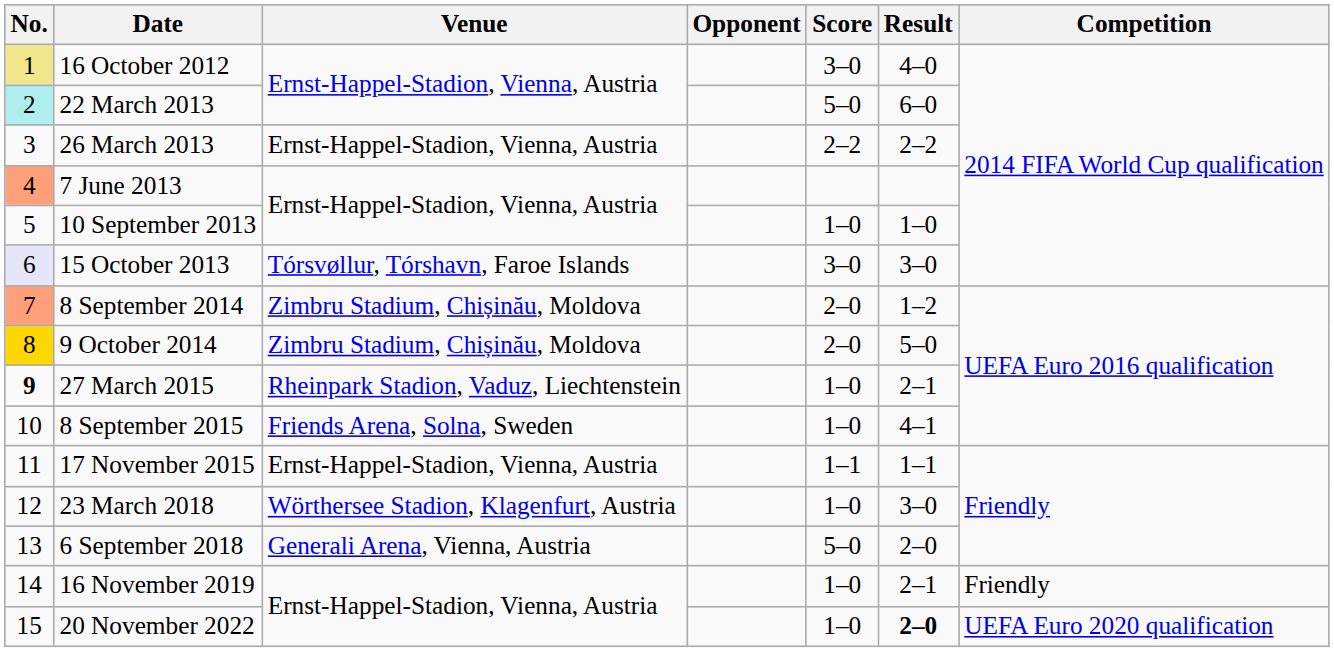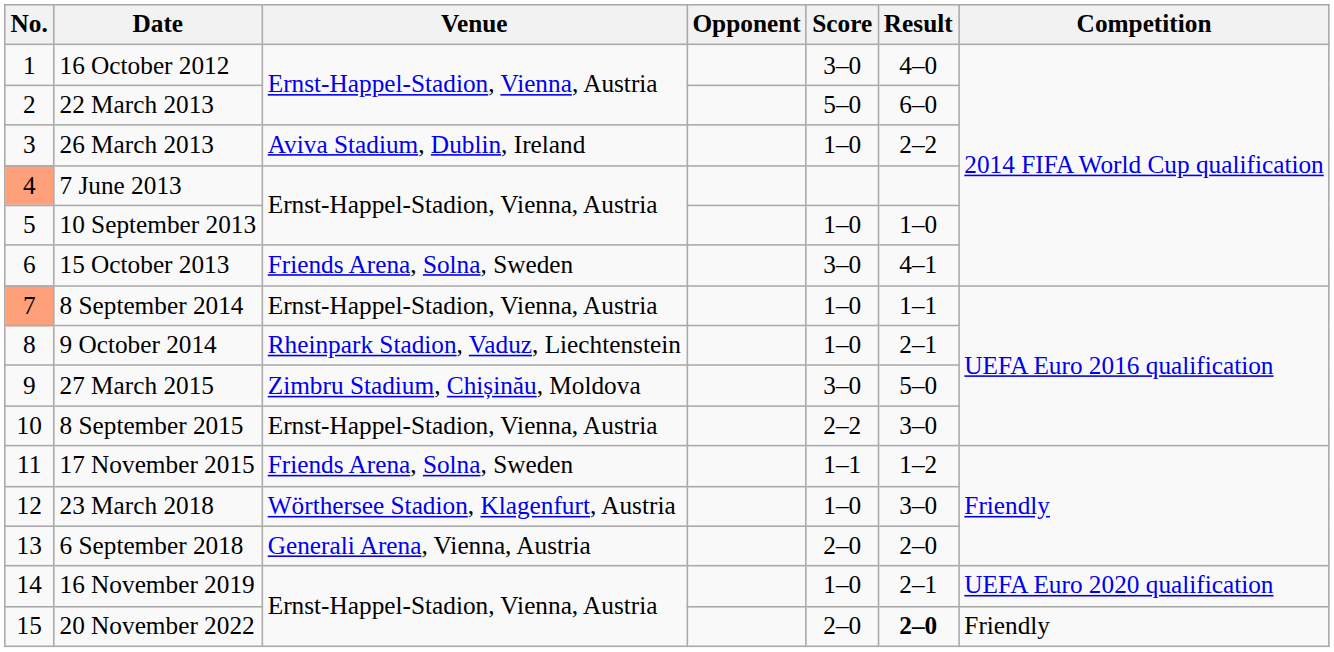(29, 64) khaki background -> (29, 64) no background
(29, 104) paleturquoise background -> (29, 104) no background
(463, 144) Ernst-Happel-Stadion, Vienna, Austria -> (427, 144) Aviva Stadium, Dublin, Ireland
(842, 144) 2–2 -> (842, 144) 1–0
(29, 265) lavender background -> (29, 265) no background
(449, 265) Tórsvøllur, Tórshavn, Faroe Islands -> (420, 265) Friends Arena, Solna, Sweden
(918, 265) 3–0 -> (918, 265) 4–1
(454, 305) Zimbru Stadium, Chișinău, Moldova -> (463, 305) Ernst-Happel-Stadion, Vienna, Austria
(842, 305) 2–0 -> (842, 305) 1–0
(918, 305) 1–2 -> (918, 305) 1–1
(29, 345) gold background -> (29, 345) no background
(454, 345) Zimbru Stadium, Chișinău, Moldova -> (474, 345) Rheinpark Stadion, Vaduz, Liechtenstein
(842, 345) 2–0 -> (842, 345) 1–0
(918, 345) 5–0 -> (918, 345) 2–1
(29, 385) bold -> (29, 385) normal
(474, 385) Rheinpark Stadion, Vaduz, Liechtenstein -> (454, 385) Zimbru Stadium, Chișinău, Moldova
(842, 385) 1–0 -> (842, 385) 3–0
(918, 385) 2–1 -> (918, 385) 5–0
(420, 425) Friends Arena, Solna, Sweden -> (463, 425) Ernst-Happel-Stadion, Vienna, Austria
(842, 425) 1–0 -> (842, 425) 2–2
(918, 425) 4–1 -> (918, 425) 3–0
(463, 465) Ernst-Happel-Stadion, Vienna, Austria -> (420, 465) Friends Arena, Solna, Sweden
(918, 465) 1–1 -> (918, 465) 1–2
(842, 545) 5–0 -> (842, 545) 2–0
(1007, 585) Friendly -> (1119, 585) UEFA Euro 2020 qualification
(842, 625) 1–0 -> (842, 625) 2–0
(1119, 625) UEFA Euro 2020 qualification -> (1007, 625) Friendly
